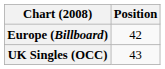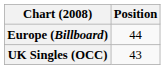(135, 34) 42 -> (135, 34) 44
